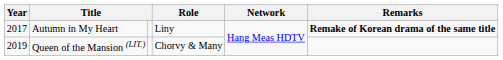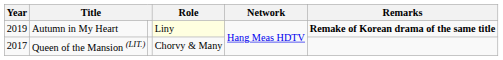(17, 28) 2017 -> (17, 28) 2019
(164, 28) no background -> (164, 28) lightyellow background
(17, 46) 2019 -> (17, 46) 2017
